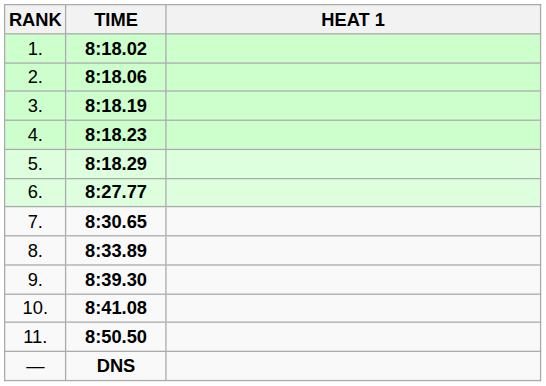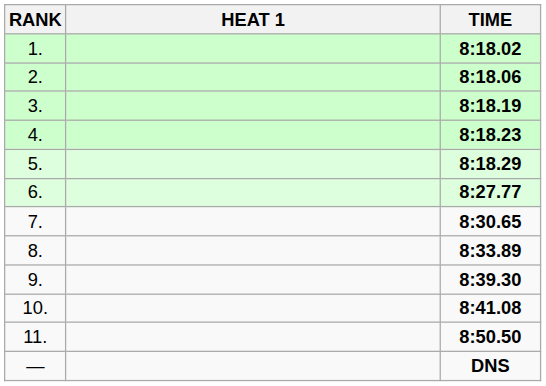columns swapped: (353, 19) <-> (116, 19)
